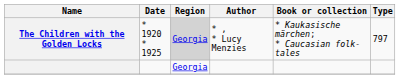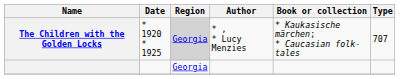(380, 39) 797 -> (380, 39) 707
